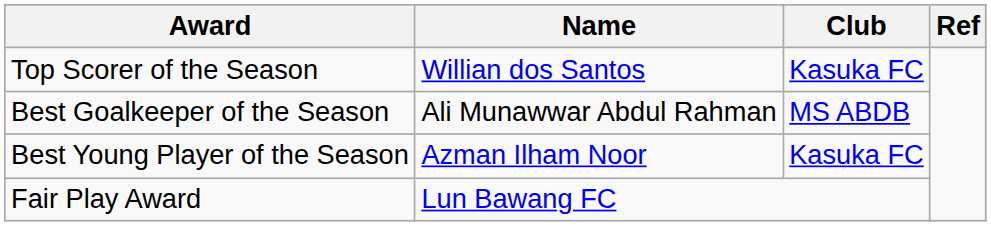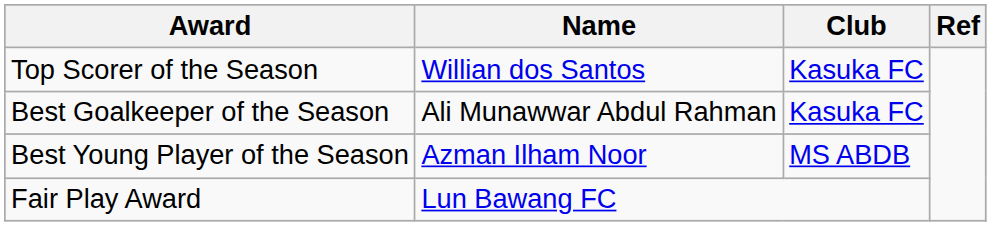(850, 112) MS ABDB -> (856, 112) Kasuka FC
(856, 155) Kasuka FC -> (850, 155) MS ABDB
